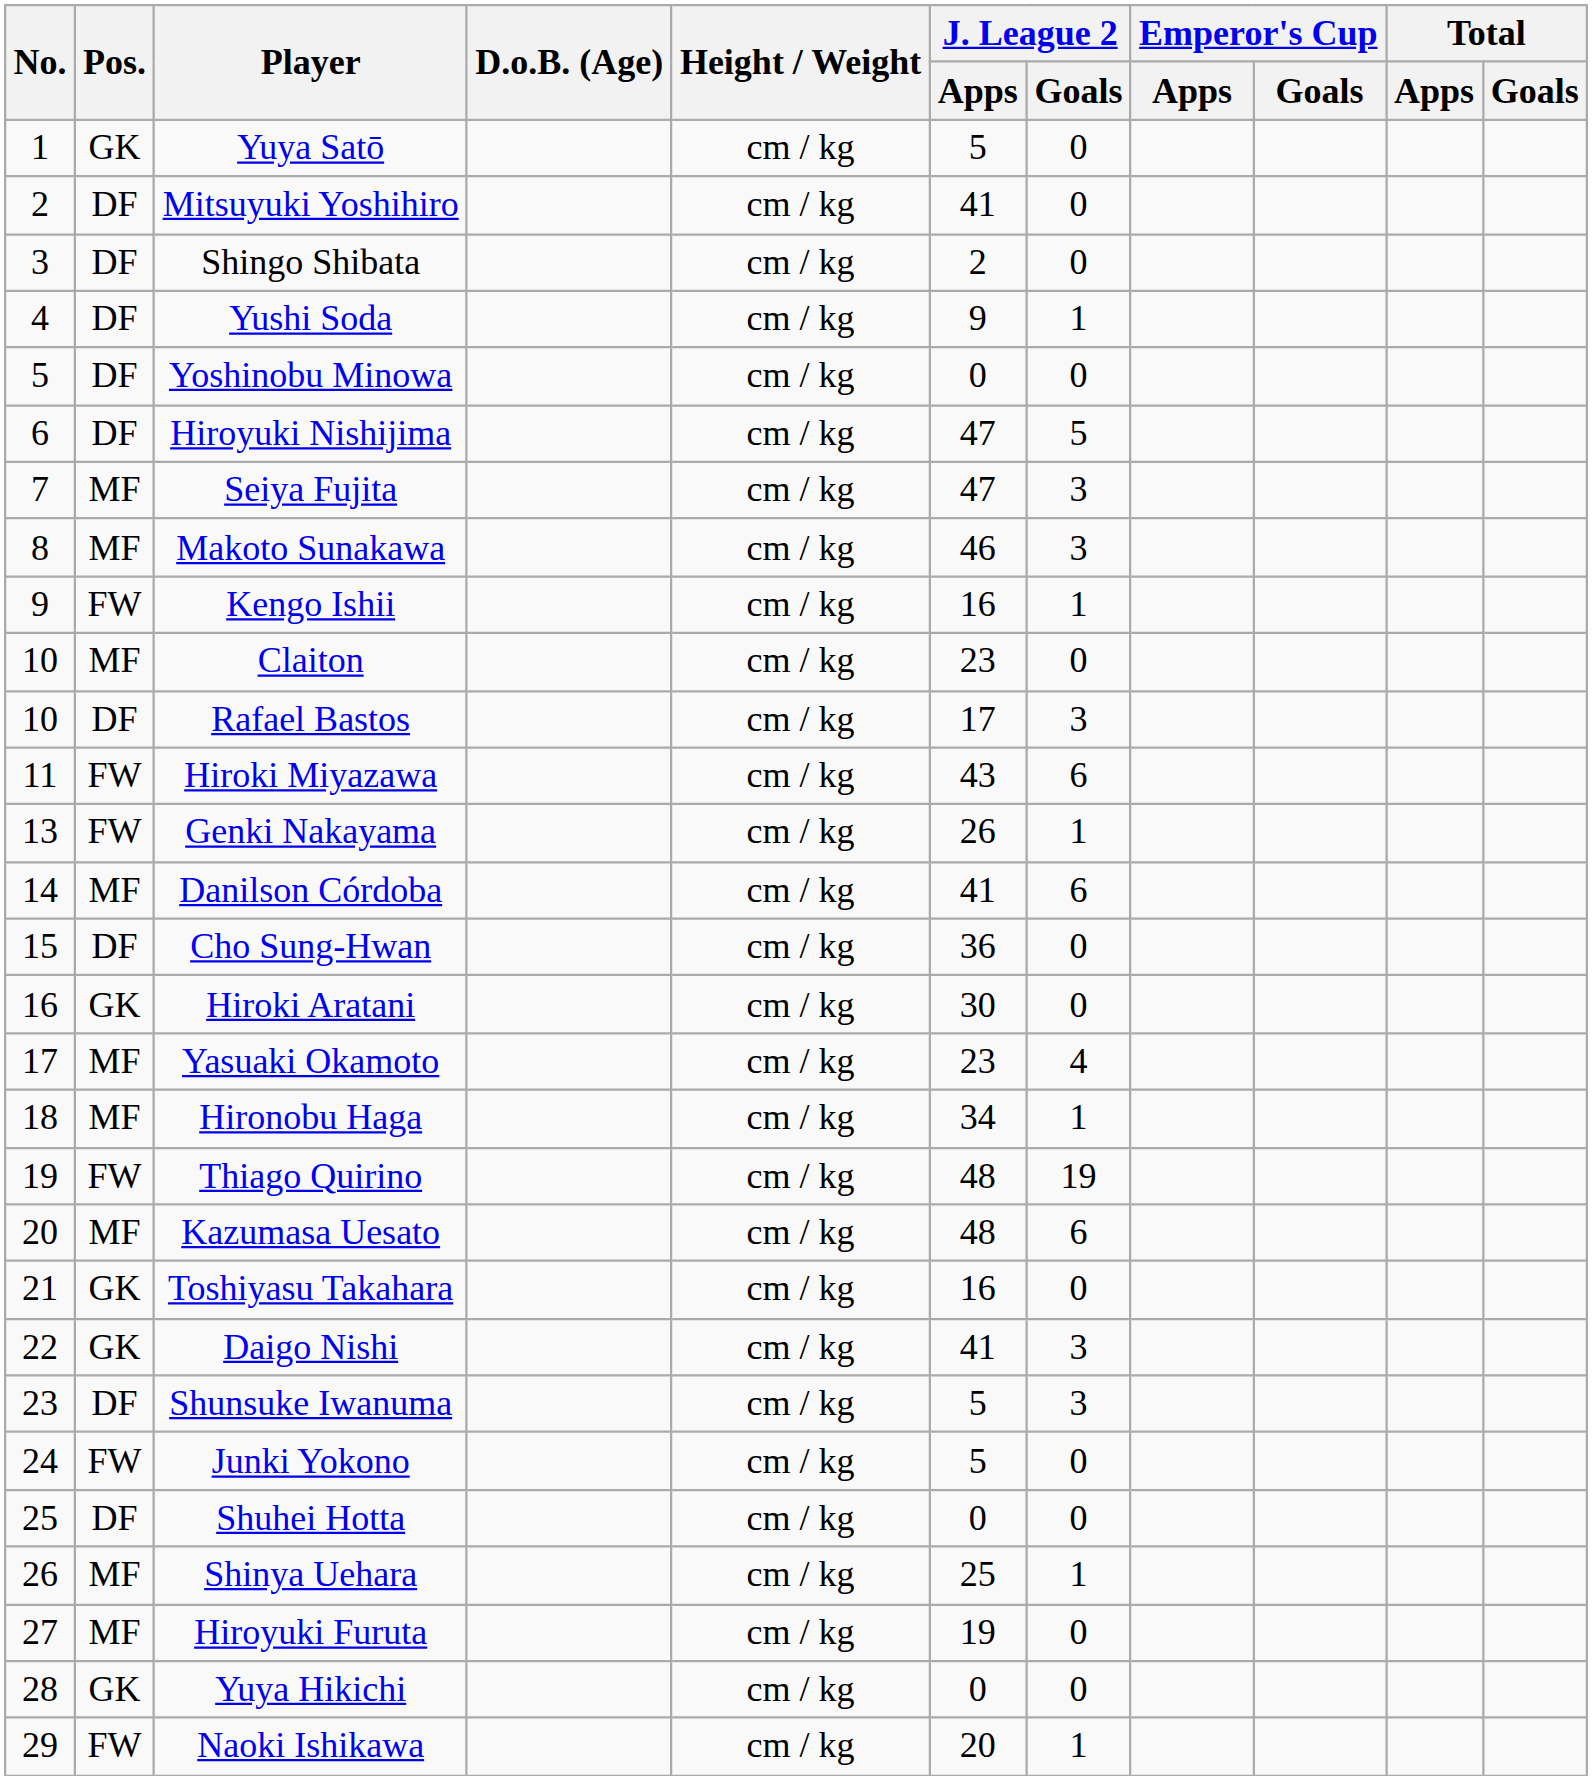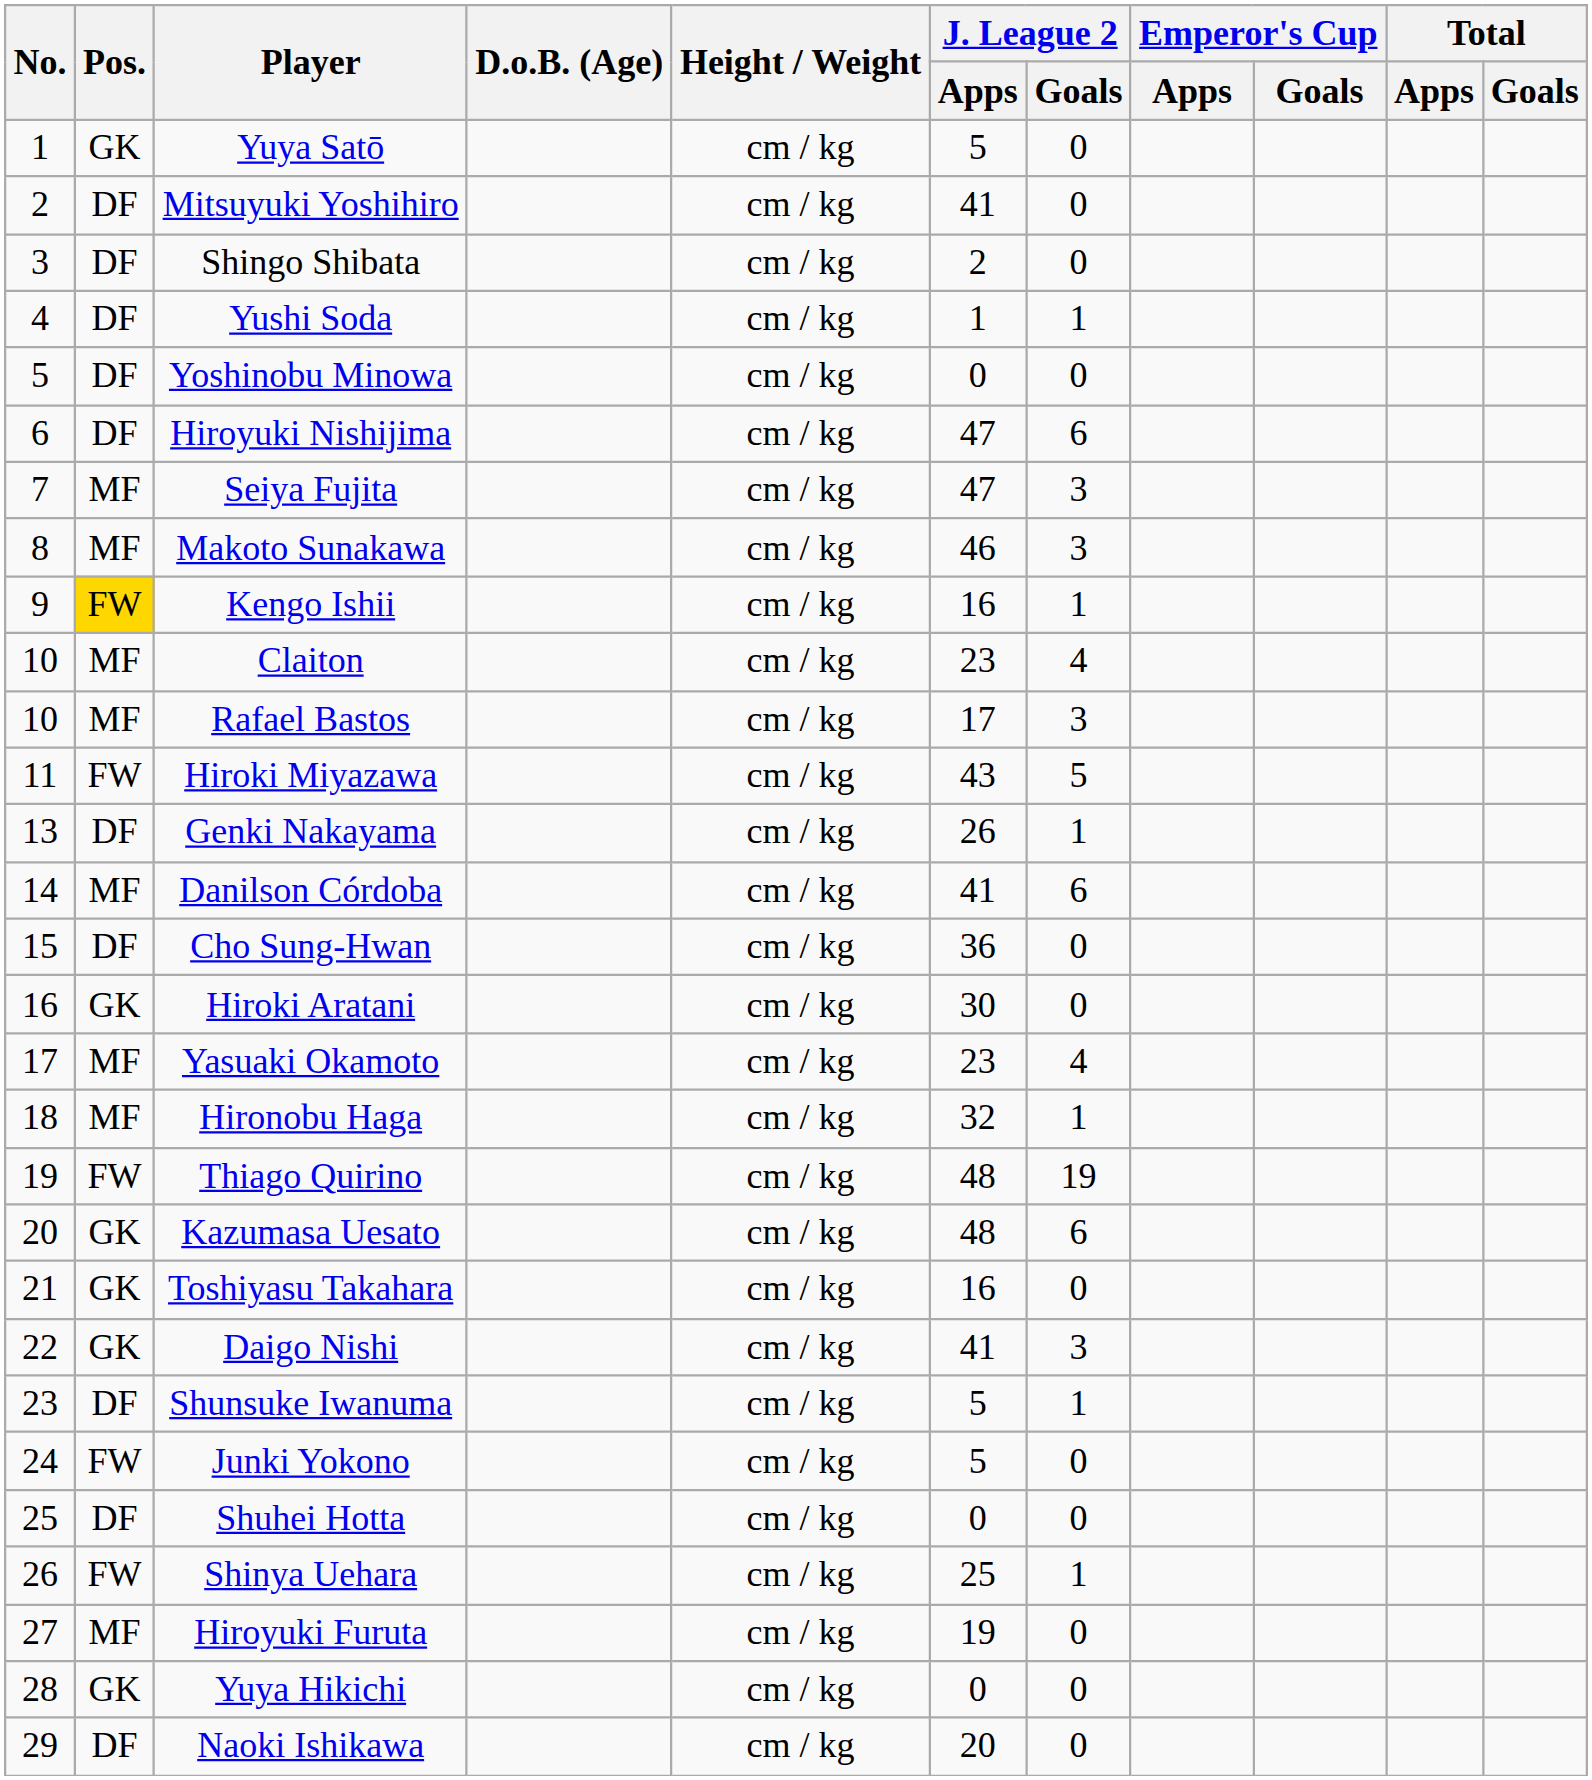(978, 318) 9 -> (978, 318) 1
(1078, 432) 5 -> (1078, 432) 6
(115, 603) no background -> (115, 603) gold background
(1078, 661) 0 -> (1078, 661) 4
(115, 718) DF -> (115, 718) MF
(1078, 775) 6 -> (1078, 775) 5
(115, 832) FW -> (115, 832) DF
(978, 1117) 34 -> (978, 1117) 32
(115, 1232) MF -> (115, 1232) GK
(1078, 1403) 3 -> (1078, 1403) 1
(115, 1574) MF -> (115, 1574) FW
(115, 1745) FW -> (115, 1745) DF
(1078, 1745) 1 -> (1078, 1745) 0
